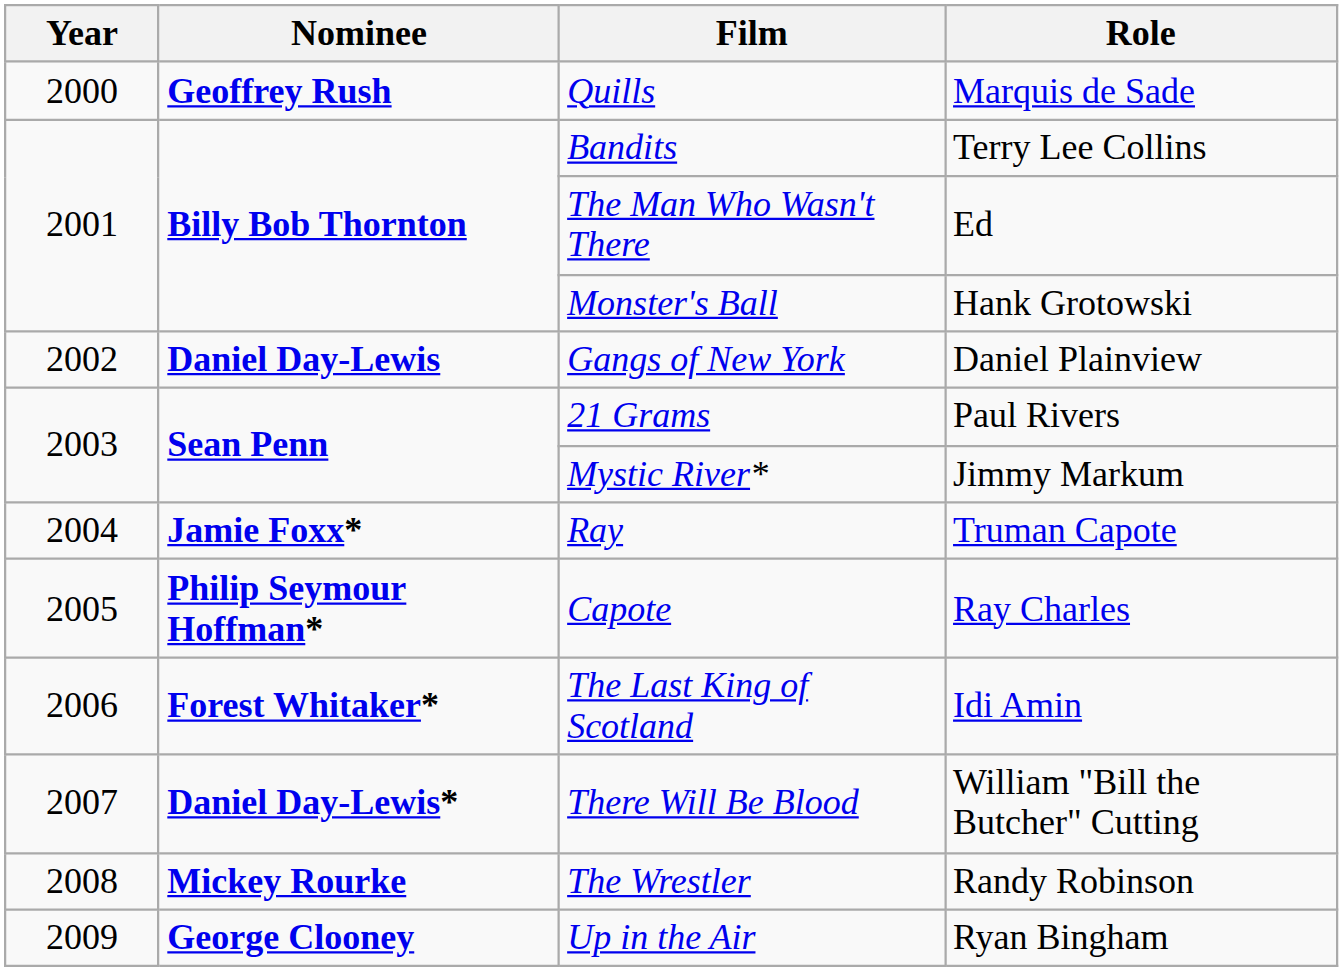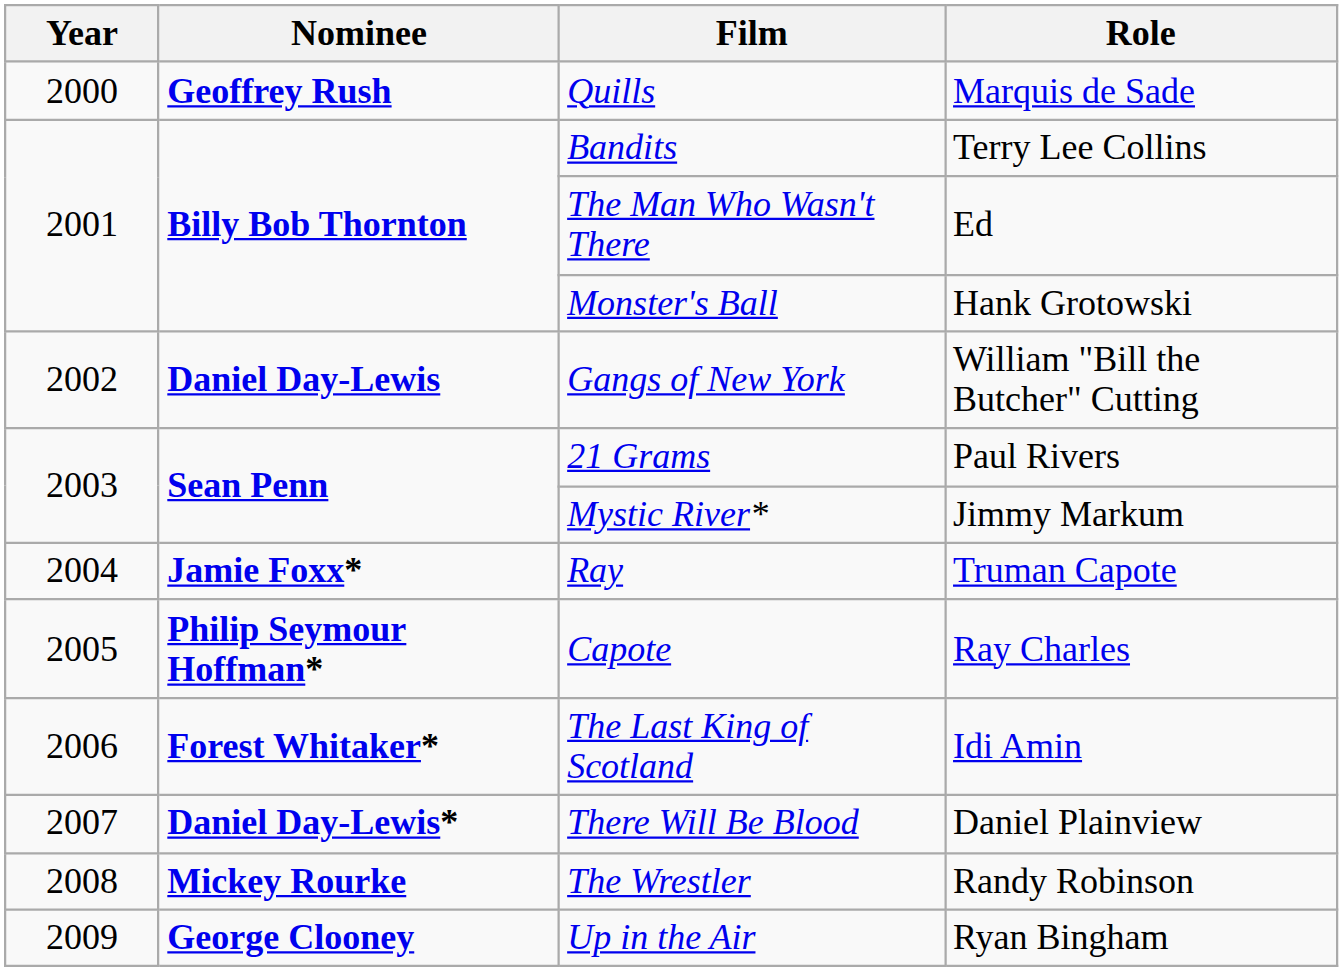(1078, 359) Daniel Plainview -> (1077, 379) William "Bill the Butcher" Cutting
(1077, 802) William "Bill the Butcher" Cutting -> (1078, 823) Daniel Plainview
